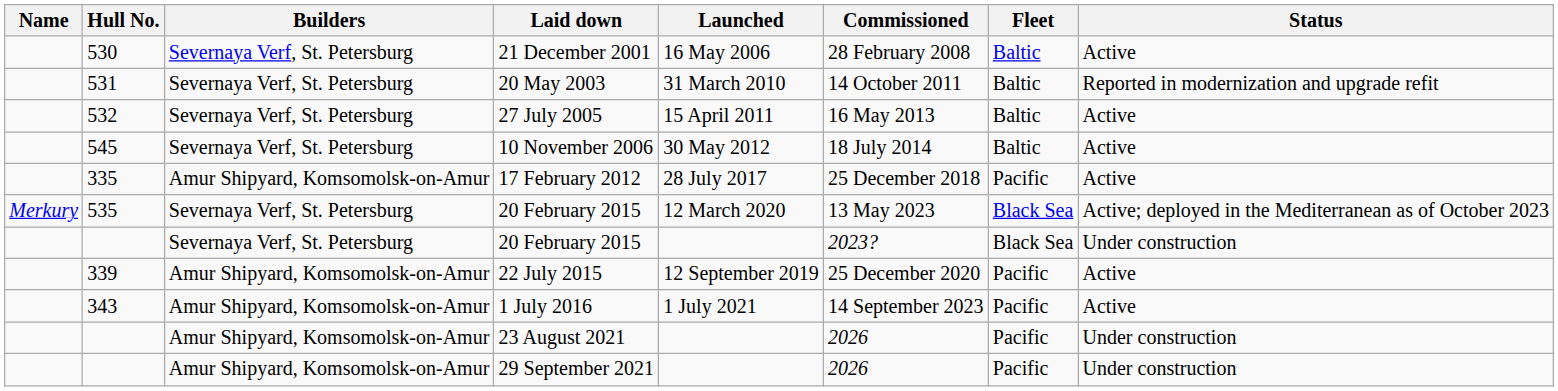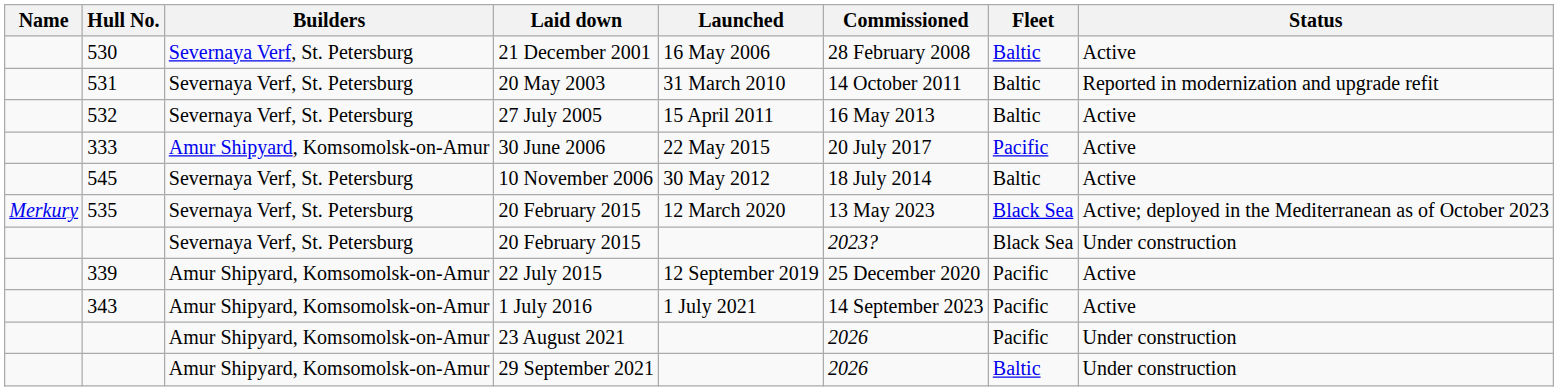+ row: (102, 147)
- row: (102, 178)
(1021, 369) Pacific -> (1017, 369) Baltic
